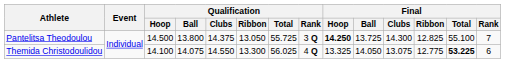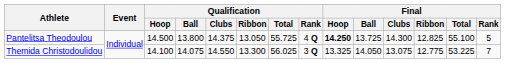(311, 38) 3 Q -> (311, 38) 4 Q
(489, 38) 7 -> (489, 38) 5
(311, 52) 4 Q -> (311, 52) 3 Q
(461, 52) bold -> (461, 52) normal
(489, 52) 6 -> (489, 52) 7
